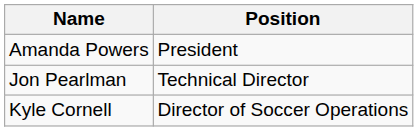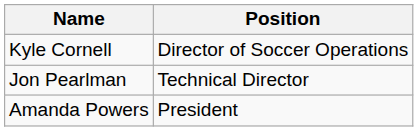rows swapped: (79, 49) <-> (60, 110)
